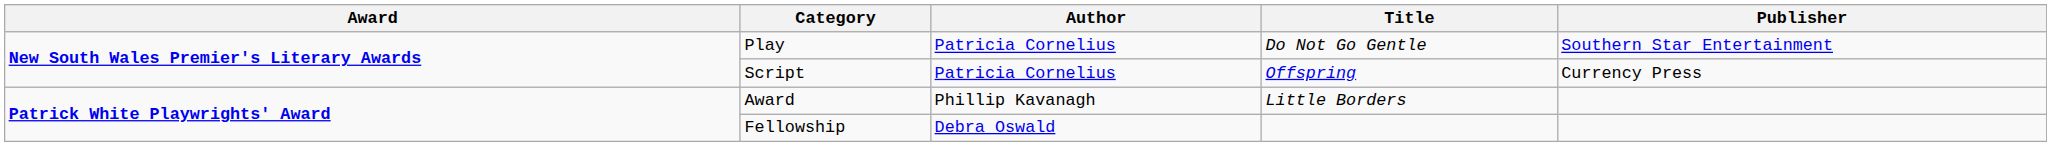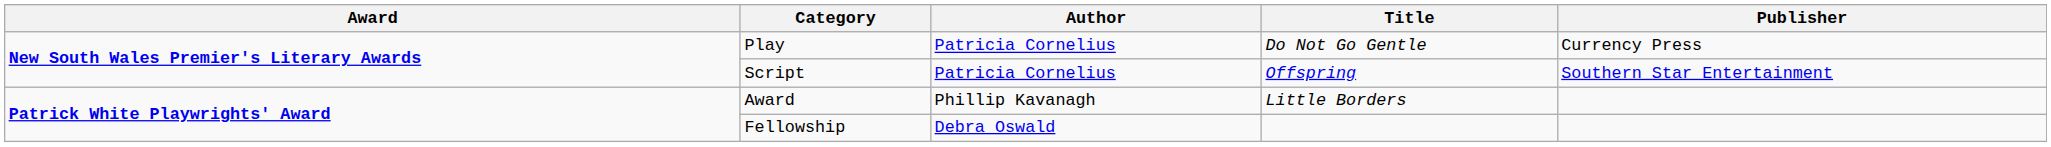(1697, 46) Southern Star Entertainment -> (1632, 46) Currency Press
(1632, 73) Currency Press -> (1697, 73) Southern Star Entertainment
